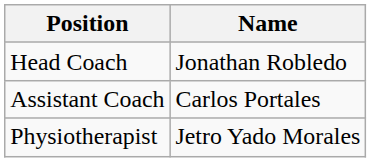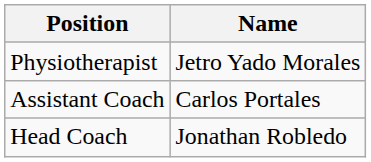rows swapped: (69, 61) <-> (84, 136)
